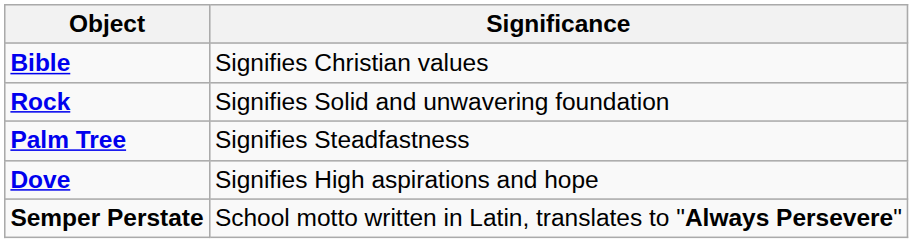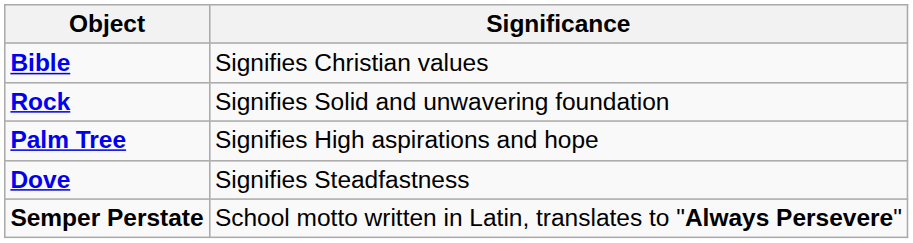(342, 140) Signifies Steadfastness -> (407, 140) Signifies High aspirations and hope
(407, 179) Signifies High aspirations and hope -> (342, 179) Signifies Steadfastness
